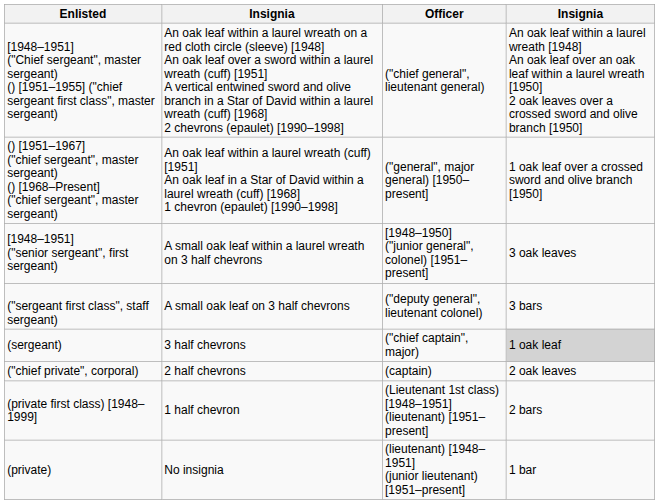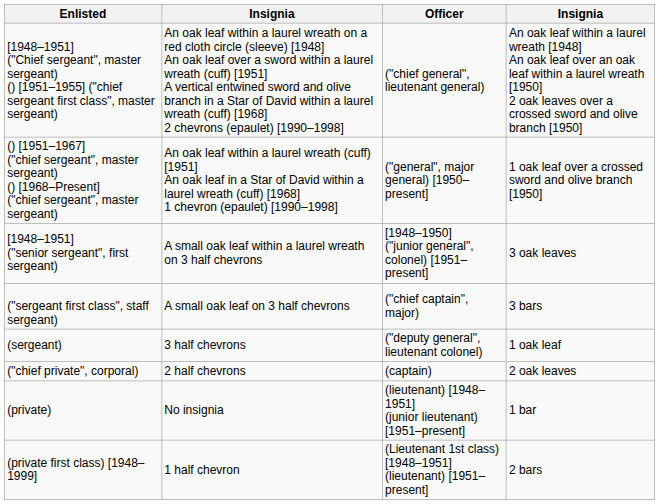(434, 306) ("deputy general", lieutenant colonel) -> (427, 306) ("chief captain", major)
(427, 345) ("chief captain", major) -> (434, 345) ("deputy general", lieutenant colonel)
(535, 345) lightgrey background -> (535, 345) no background
rows swapped: (76, 410) <-> (29, 470)
